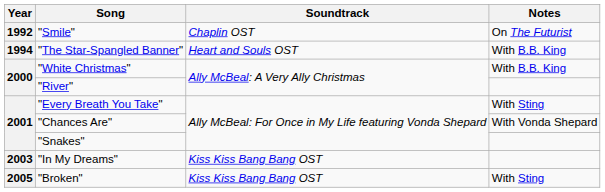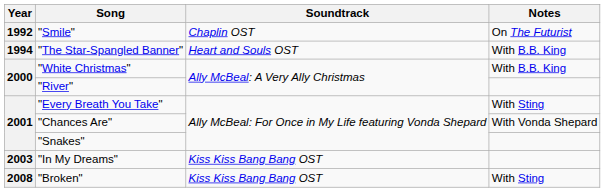(20, 178) 2005 -> (20, 178) 2008
